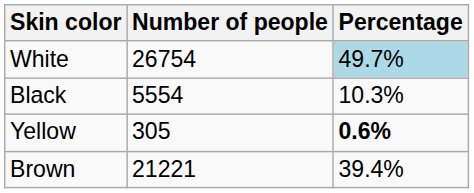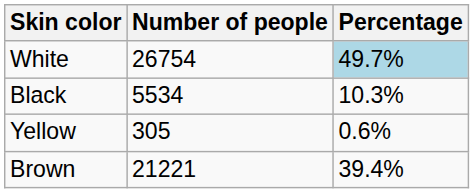(158, 95) 5554 -> (158, 95) 5534
(365, 132) bold -> (365, 132) normal
